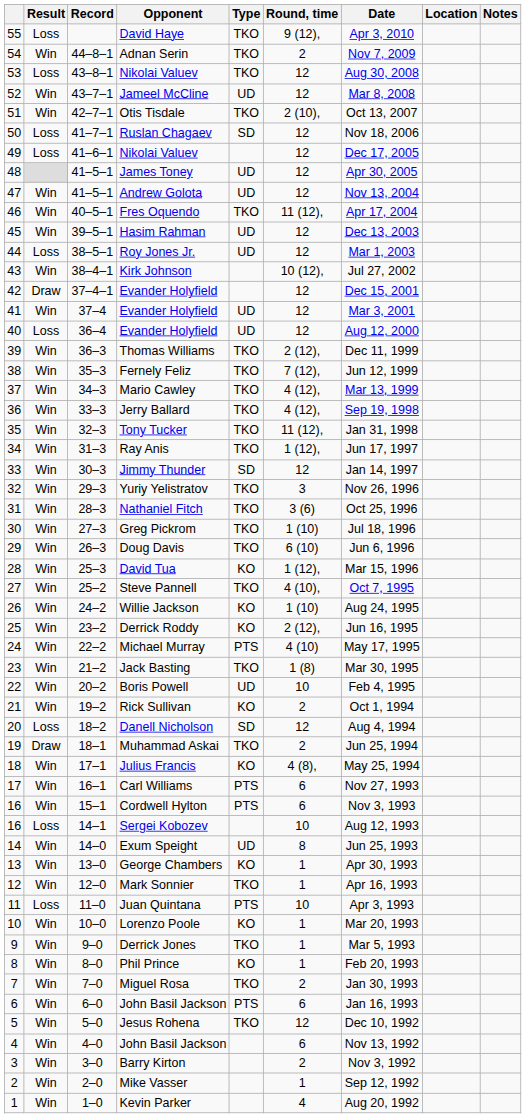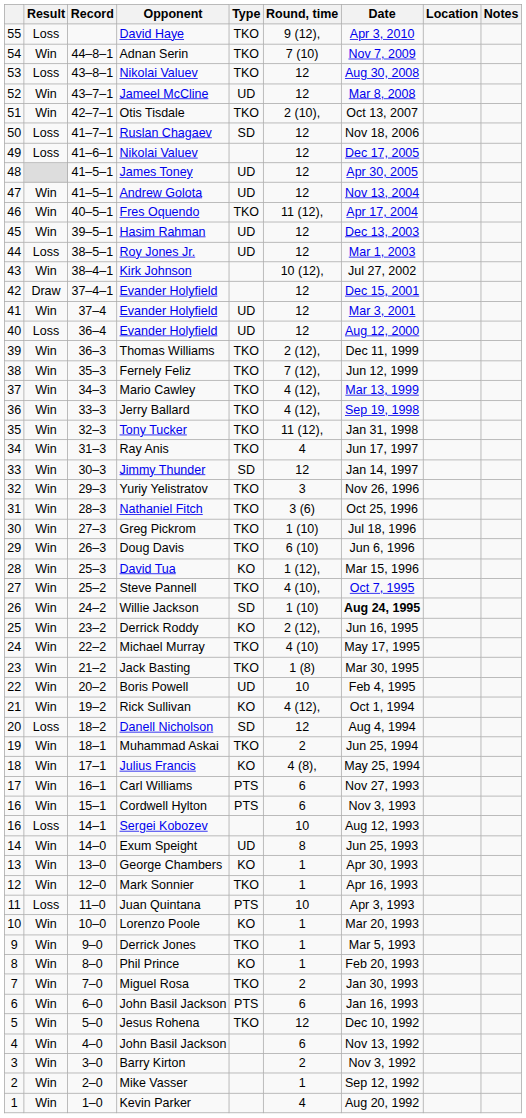(302, 53) 2 -> (302, 53) 7 (10)
(302, 449) 1 (12), -> (302, 449) 4
(246, 608) KO -> (246, 608) SD
(382, 608) normal -> (382, 608) bold
(246, 647) PTS -> (246, 647) TKO
(302, 707) 2 -> (302, 707) 4 (12),
(46, 746) Draw -> (46, 746) Win
